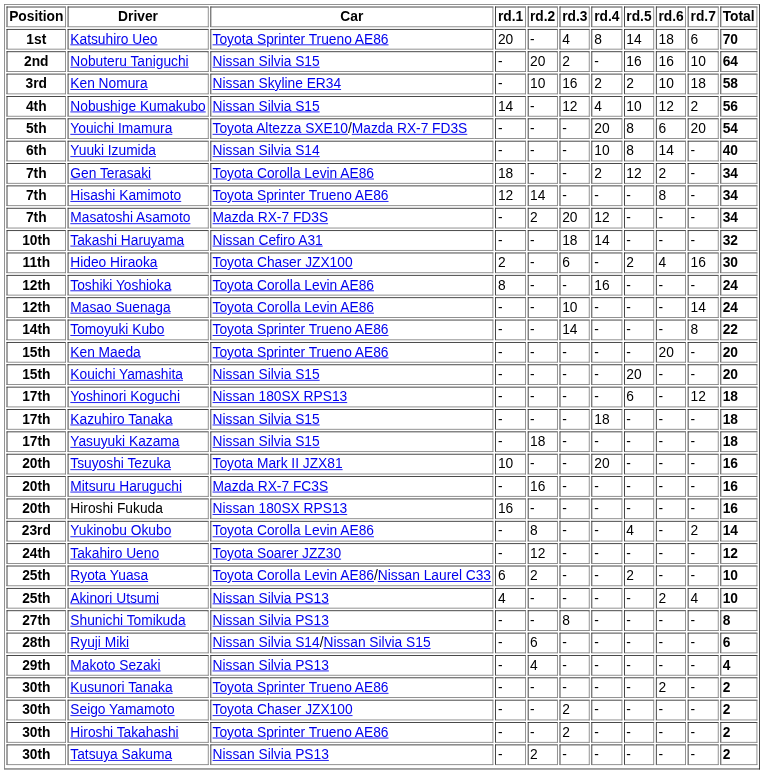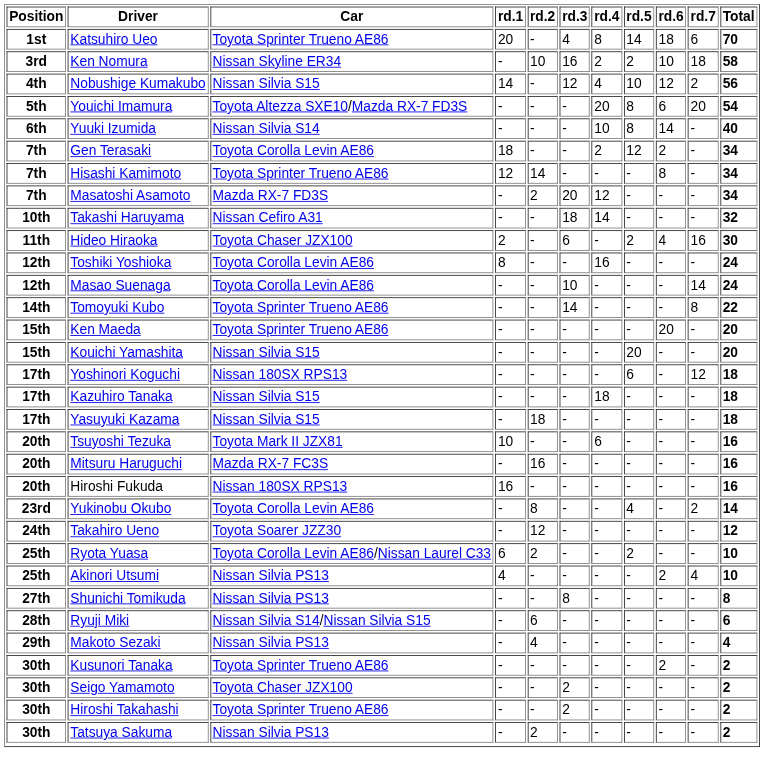- row: (129, 61)
(602, 464) 20 -> (598, 441) 6
